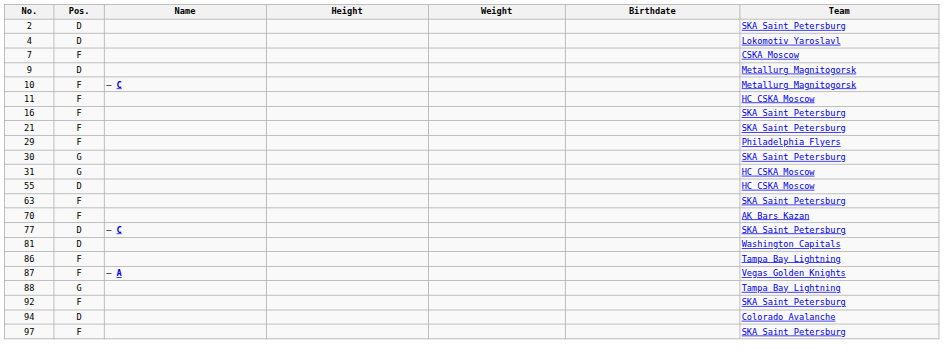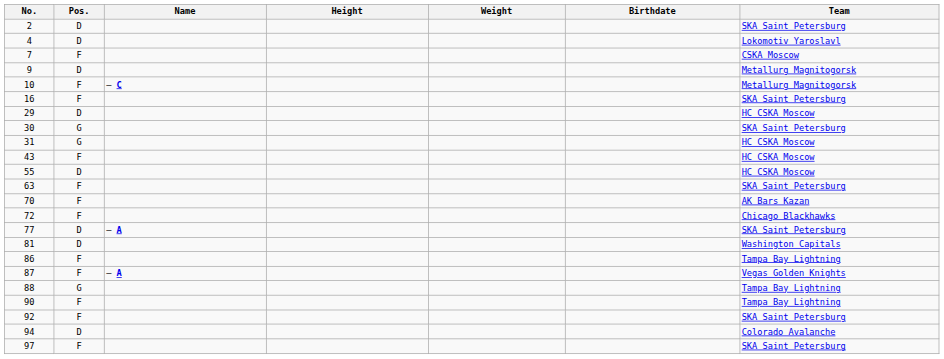- row: (29, 99)
- row: (29, 128)
(79, 142) F -> (79, 113) D
(791, 142) Philadelphia Flyers -> (778, 113) HC CSKA Moscow
+ row: (29, 157)
+ row: (29, 215)
(114, 230) – C -> (114, 230) – A
+ row: (29, 302)
